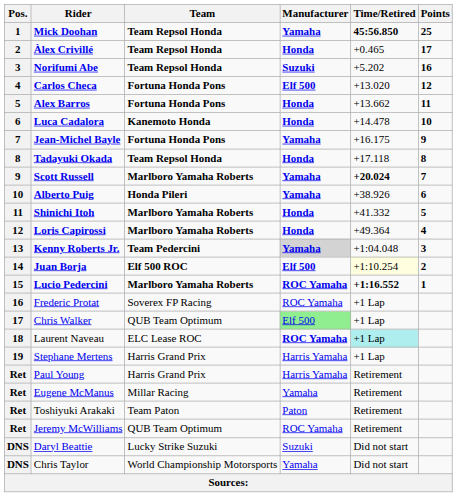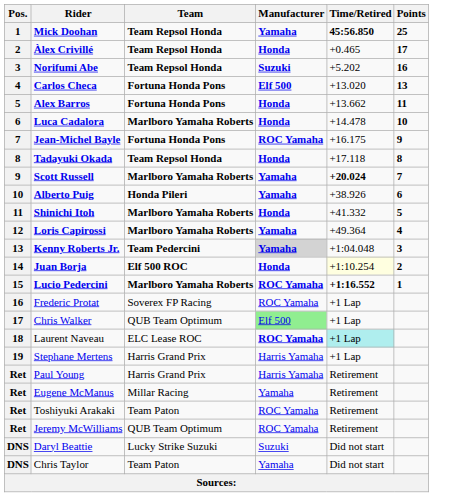(426, 85) 12 -> (402, 85) 13
(169, 121) Kanemoto Honda -> (190, 121) Marlboro Yamaha Roberts
(302, 140) Yamaha -> (291, 140) ROC Yamaha
(298, 230) Honda -> (277, 230) Yamaha
(299, 266) Elf 500 -> (274, 266) Honda
(295, 410) Paton -> (288, 410) ROC Yamaha
(202, 464) World Championship Motorsports -> (153, 464) Team Paton
